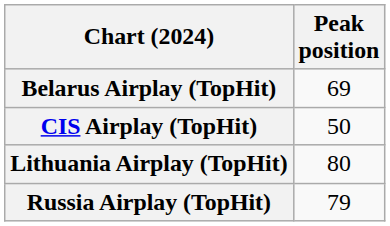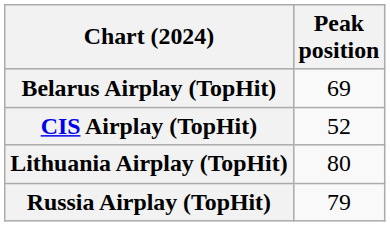(339, 125) 50 -> (339, 125) 52
